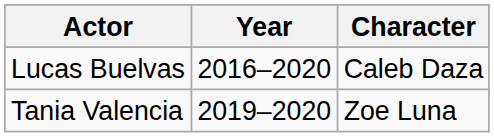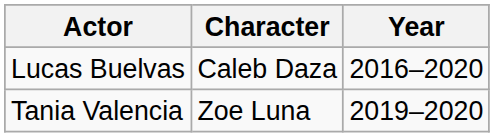columns swapped: (413, 26) <-> (264, 26)
